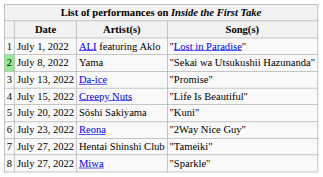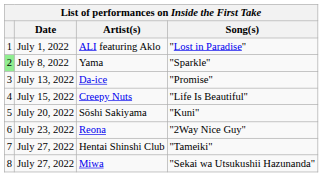(242, 63) "Sekai wa Utsukushii Hazunanda" -> (190, 63) "Sparkle"
(190, 163) "Sparkle" -> (242, 163) "Sekai wa Utsukushii Hazunanda"
